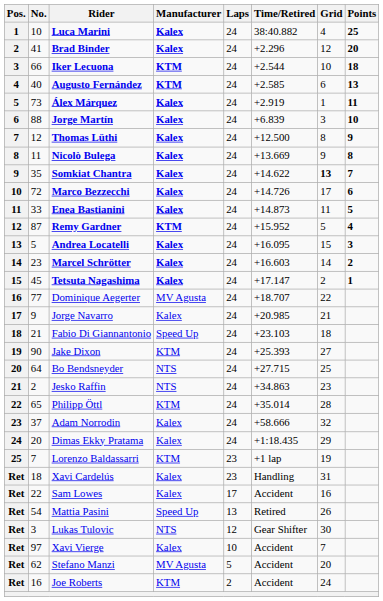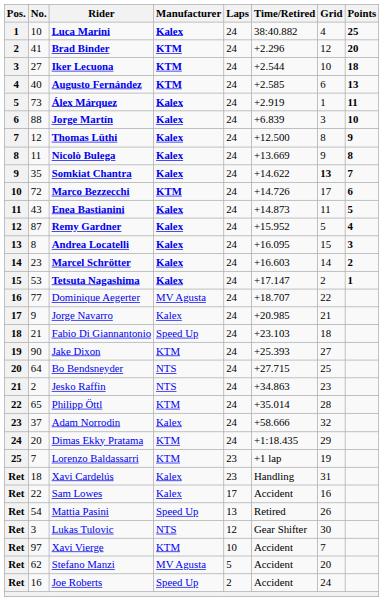(170, 49) Kalex -> (169, 49) KTM
(36, 66) 66 -> (36, 66) 27
(170, 191) Kalex -> (169, 191) KTM
(36, 209) 33 -> (36, 209) 43
(169, 227) KTM -> (170, 227) Kalex
(33, 244) 5 -> (33, 244) 8
(36, 280) 45 -> (36, 280) 53
(169, 440) Kalex -> (168, 440) KTM
(169, 547) Kalex -> (168, 547) KTM
(168, 583) KTM -> (177, 583) Speed Up
